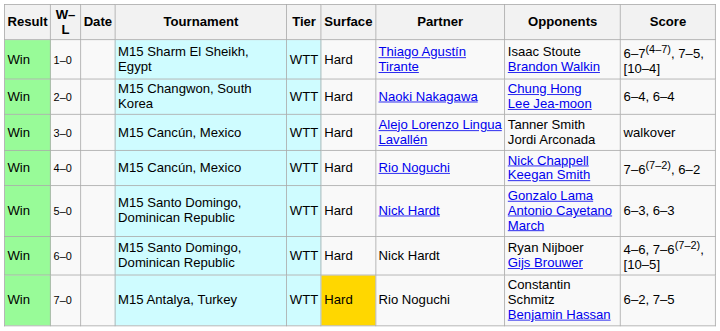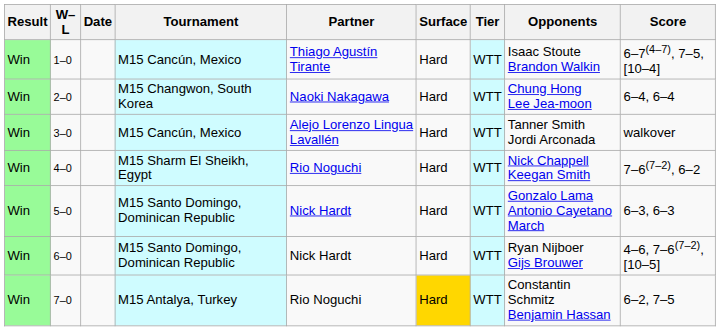columns swapped: (304, 22) <-> (440, 22)
(183, 59) M15 Sharm El Sheikh, Egypt -> (180, 59) M15 Cancún, Mexico
(180, 168) M15 Cancún, Mexico -> (183, 168) M15 Sharm El Sheikh, Egypt
